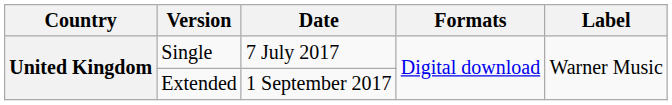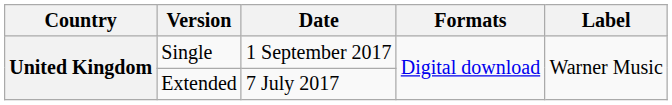(293, 52) 7 July 2017 -> (319, 52) 1 September 2017
(319, 83) 1 September 2017 -> (293, 83) 7 July 2017
